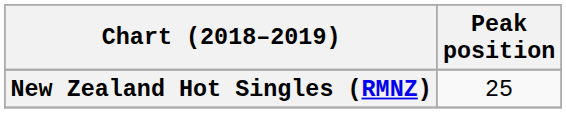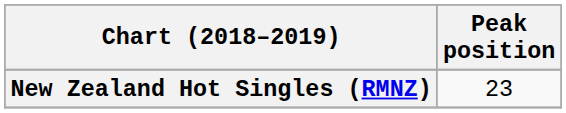(499, 89) 25 -> (499, 89) 23
